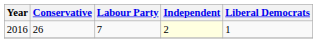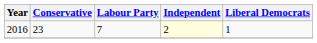(38, 29) 26 -> (38, 29) 23
